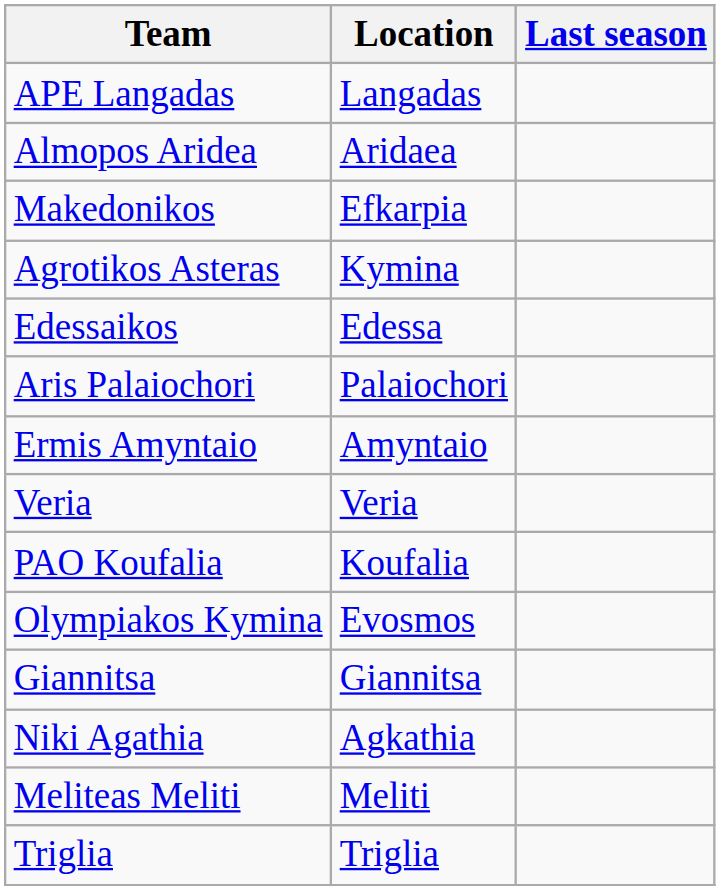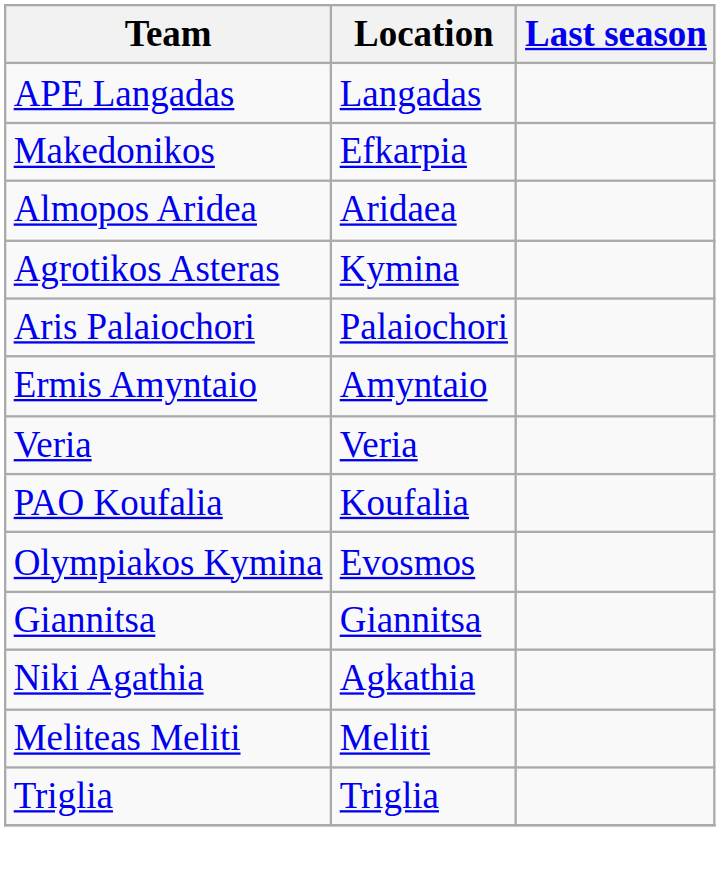rows swapped: (135, 151) <-> (114, 209)
- row: (96, 326)
